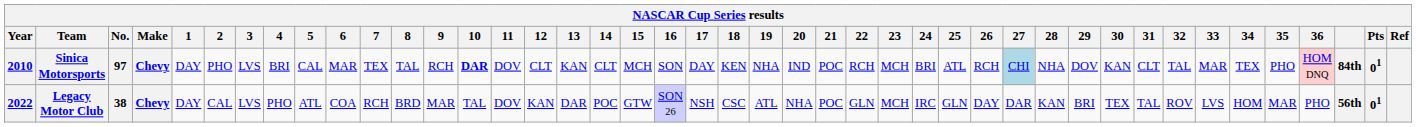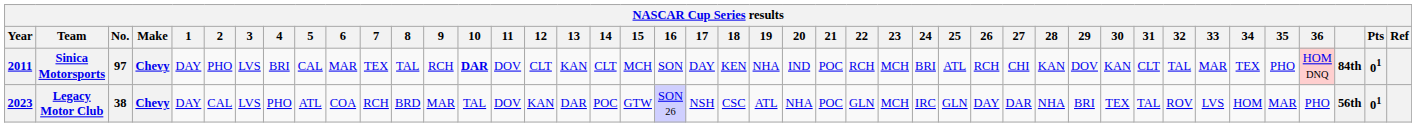(20, 66) 2010 -> (20, 66) 2011
(1019, 66) lightblue background -> (1019, 66) no background
(1051, 66) NHA -> (1051, 66) KAN
(20, 103) 2022 -> (20, 103) 2023
(1051, 103) KAN -> (1051, 103) NHA
